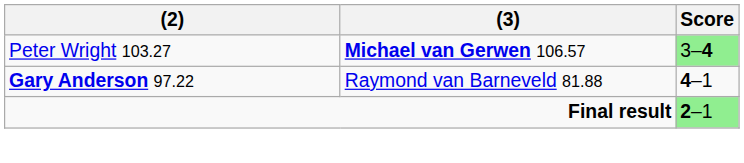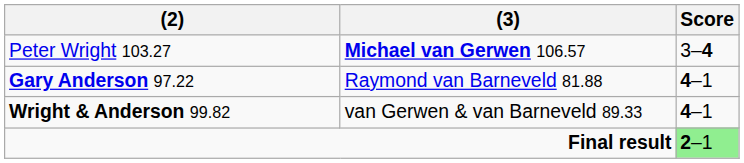(696, 50) lightgreen background -> (696, 50) no background
+ row: (120, 111)
